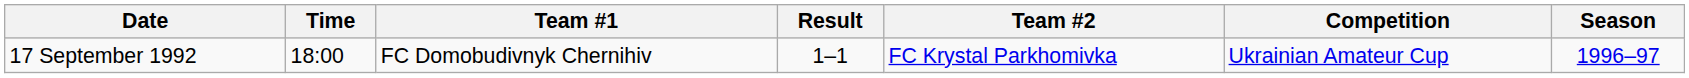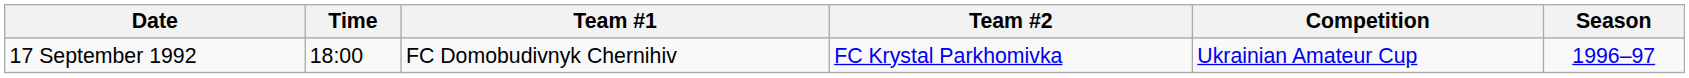- column: (830, 21)
